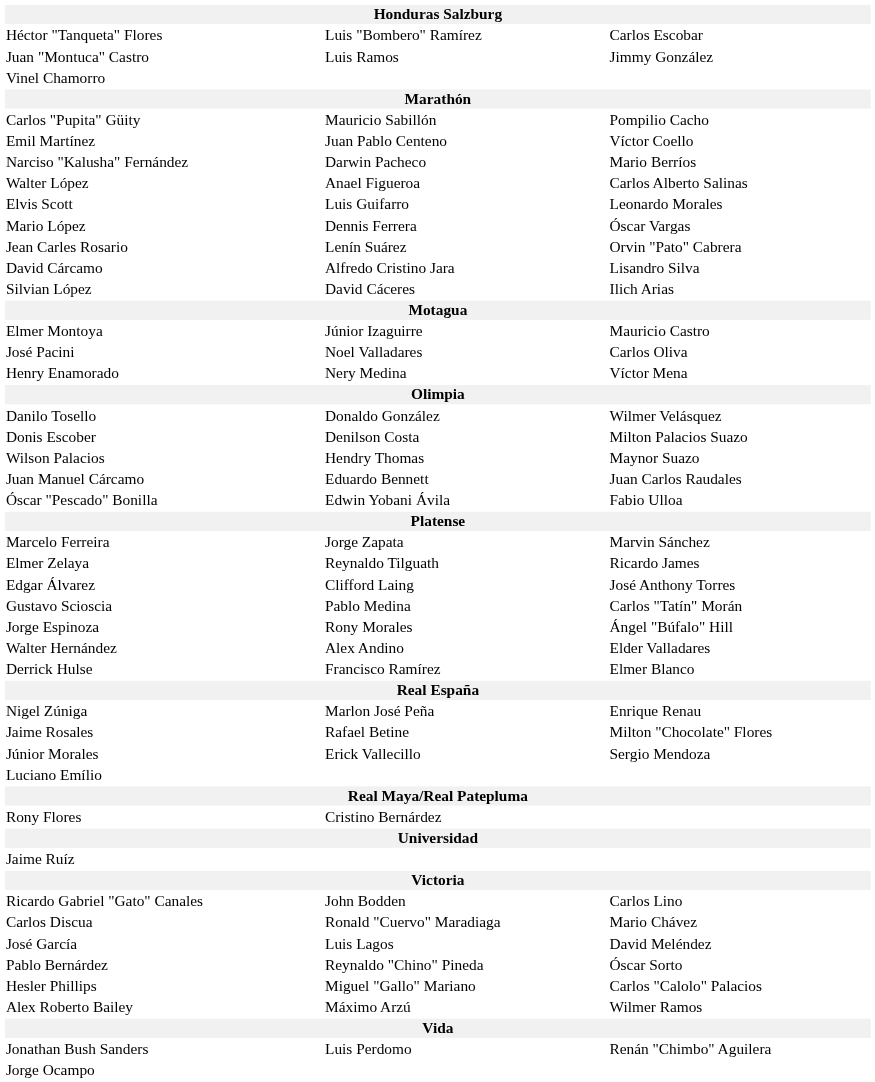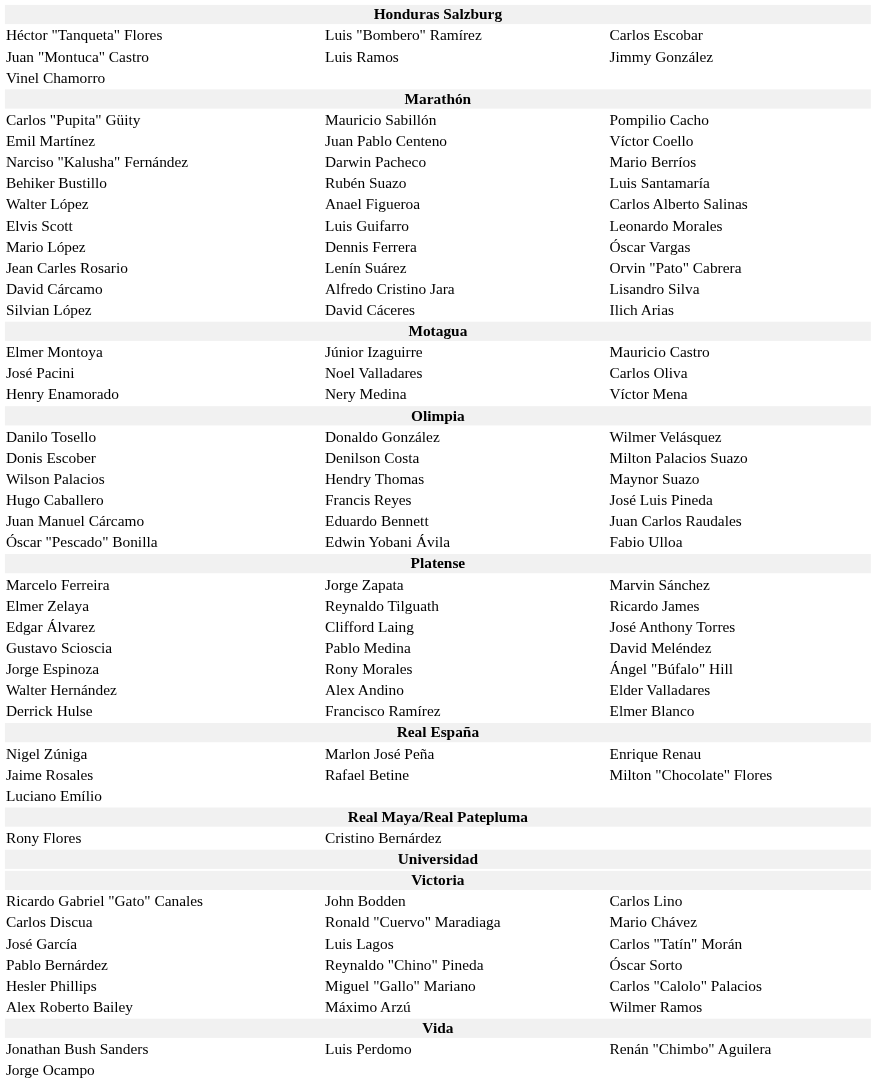+ row: (56, 183)
+ row: (55, 500)
(676, 605) Carlos "Tatín" Morán -> (660, 648) David Meléndez
- row: (52, 753)
- row: (40, 859)
(660, 943) David Meléndez -> (676, 943) Carlos "Tatín" Morán
